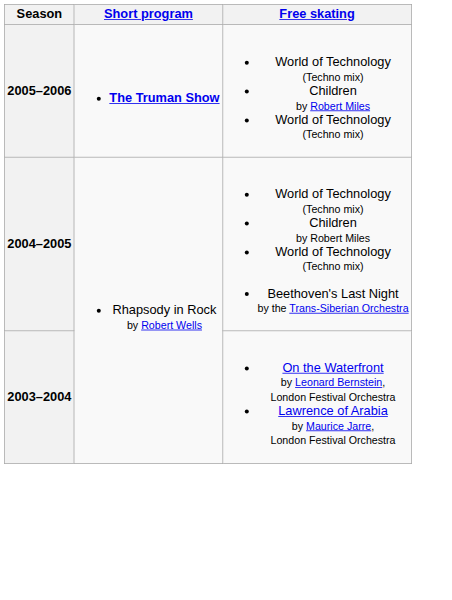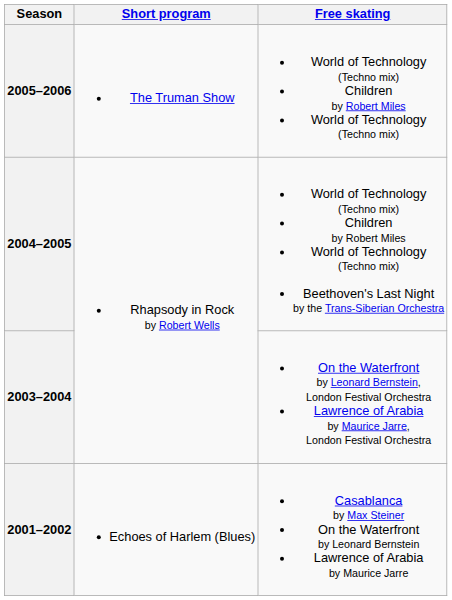(148, 98) bold -> (166, 98) normal
+ row: (39, 529)
